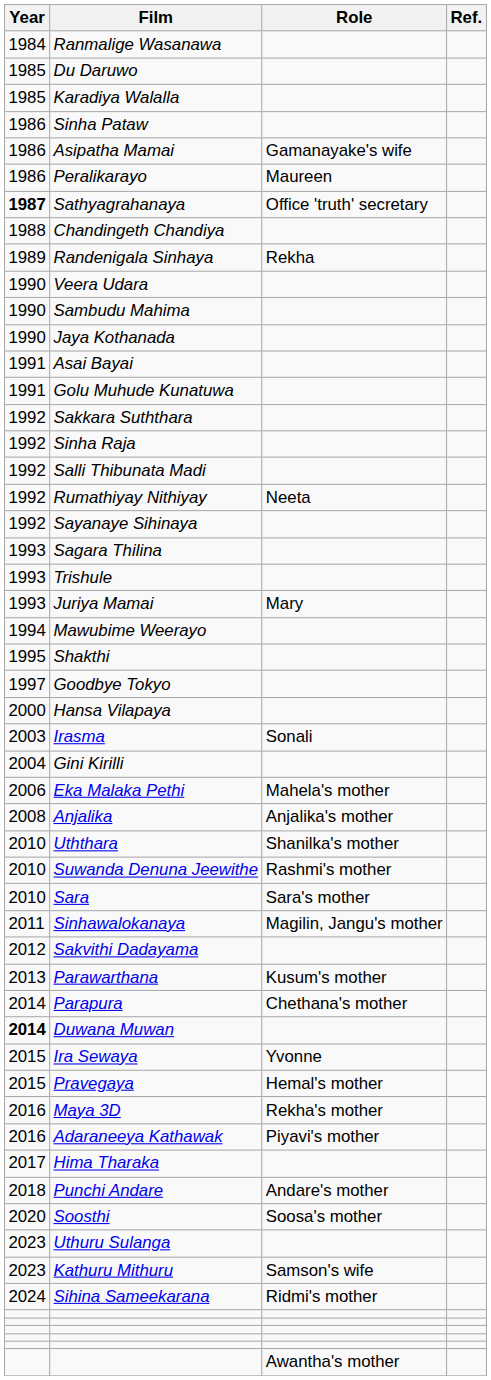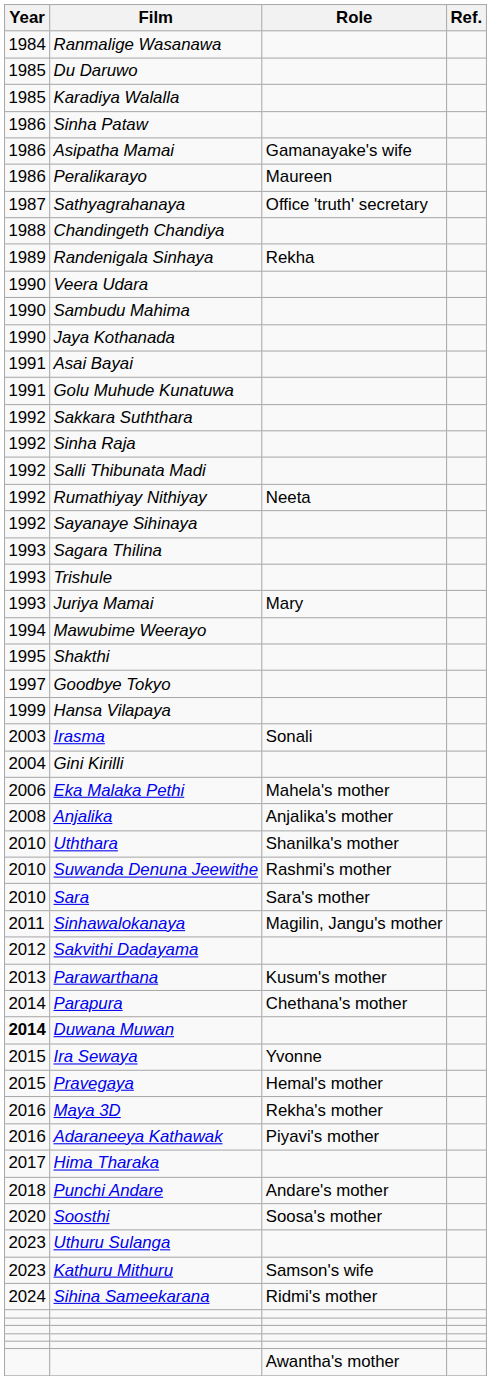(27, 204) bold -> (27, 204) normal
(27, 710) 2000 -> (27, 710) 1999
